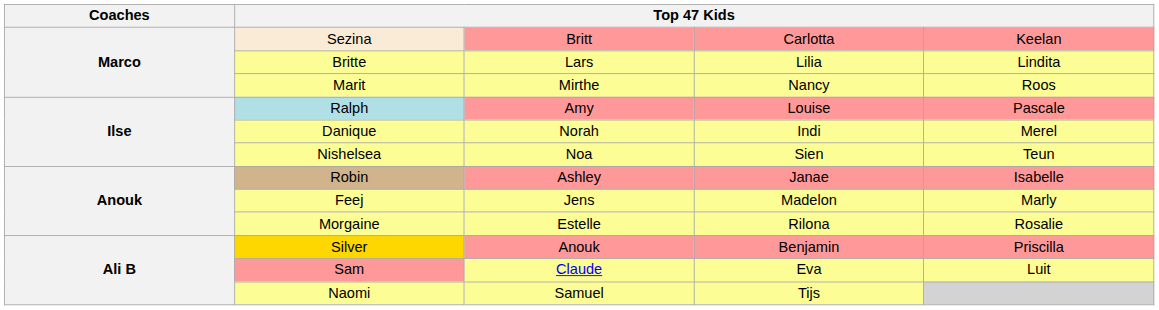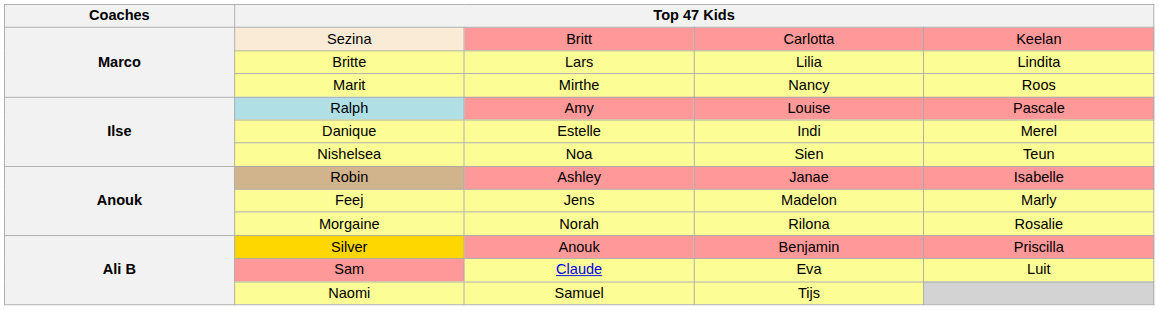(579, 131) Norah -> (579, 131) Estelle
(579, 223) Estelle -> (579, 223) Norah
